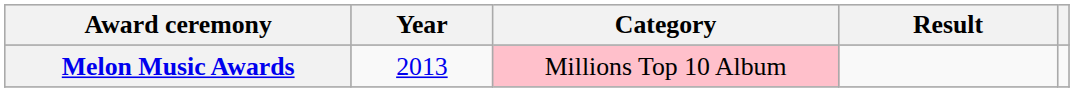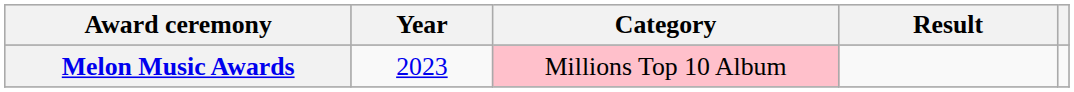(422, 65) 2013 -> (422, 65) 2023
